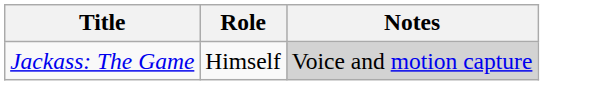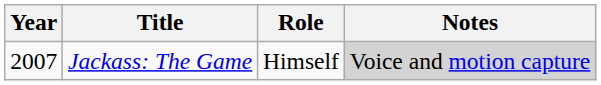+ column: (34, 23)
